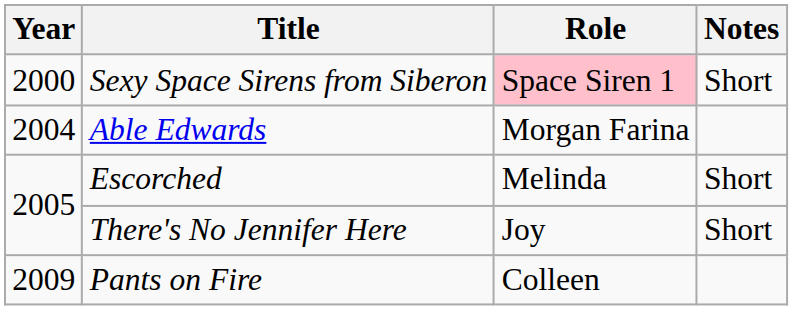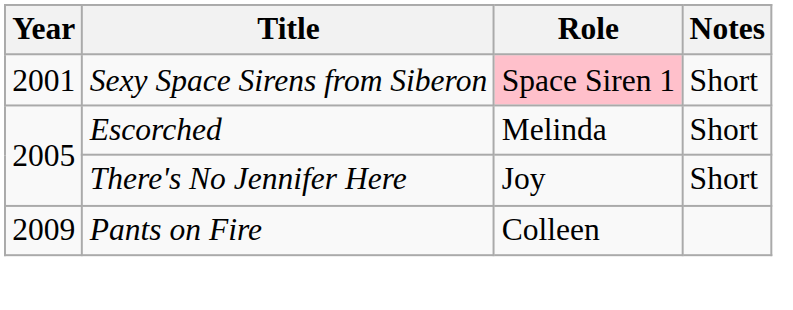(44, 79) 2000 -> (44, 79) 2001
- row: (178, 129)
